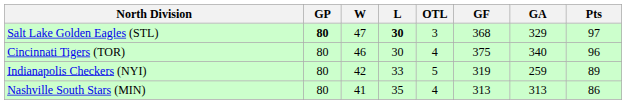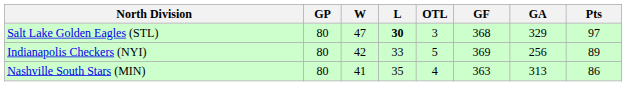(323, 33) bold -> (323, 33) normal
- row: (66, 52)
(482, 71) 319 -> (482, 52) 369
(538, 71) 259 -> (538, 52) 256
(482, 90) 313 -> (482, 71) 363
